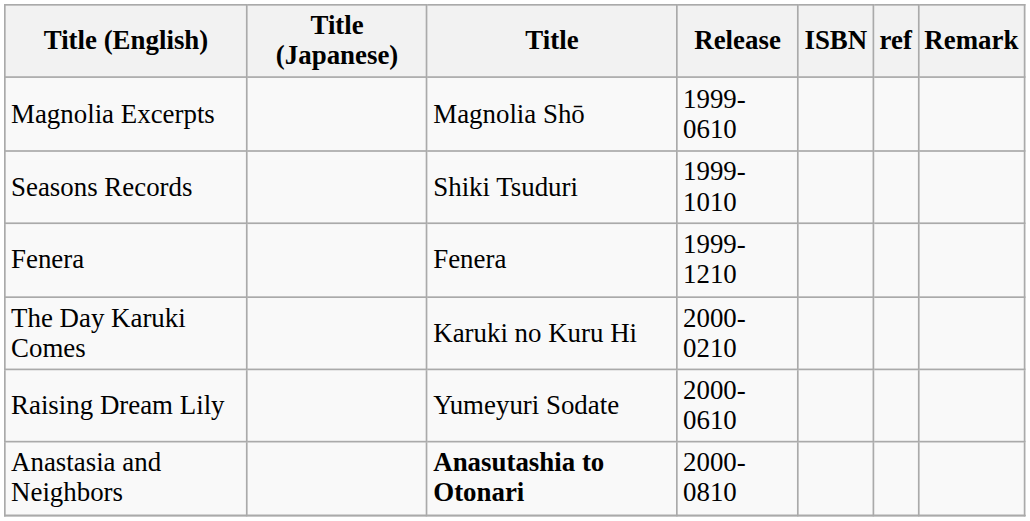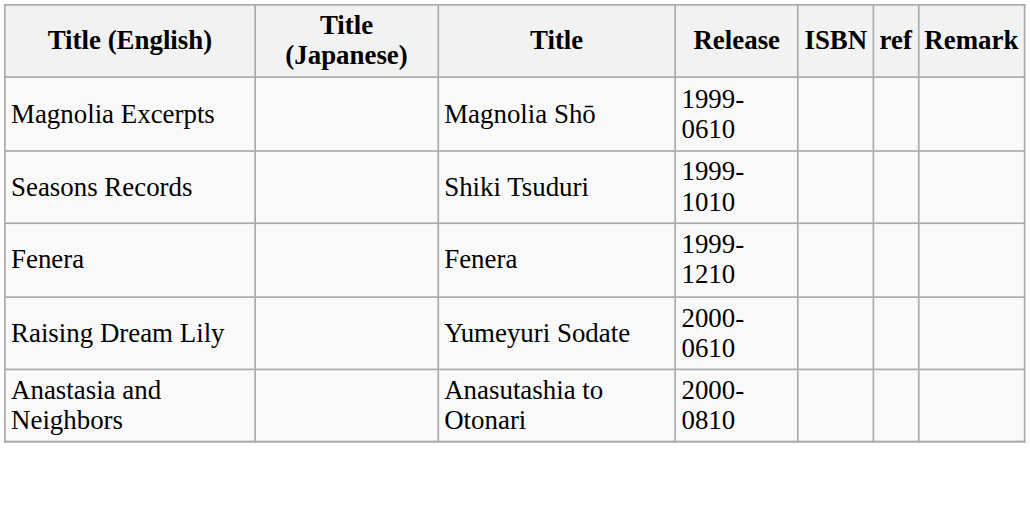- row: (98, 332)
(519, 478) bold -> (524, 405) normal
